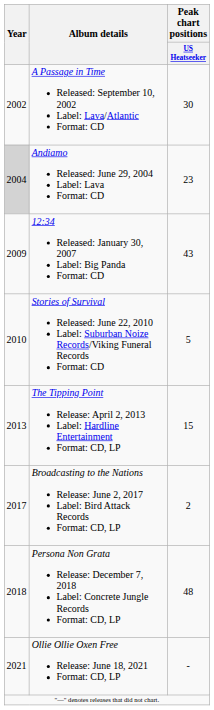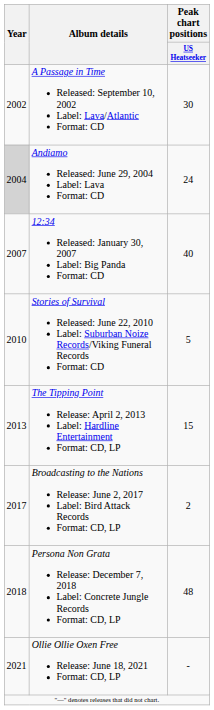(188, 179) 23 -> (188, 179) 24
(17, 254) 2009 -> (17, 254) 2007
(188, 254) 43 -> (188, 254) 40
